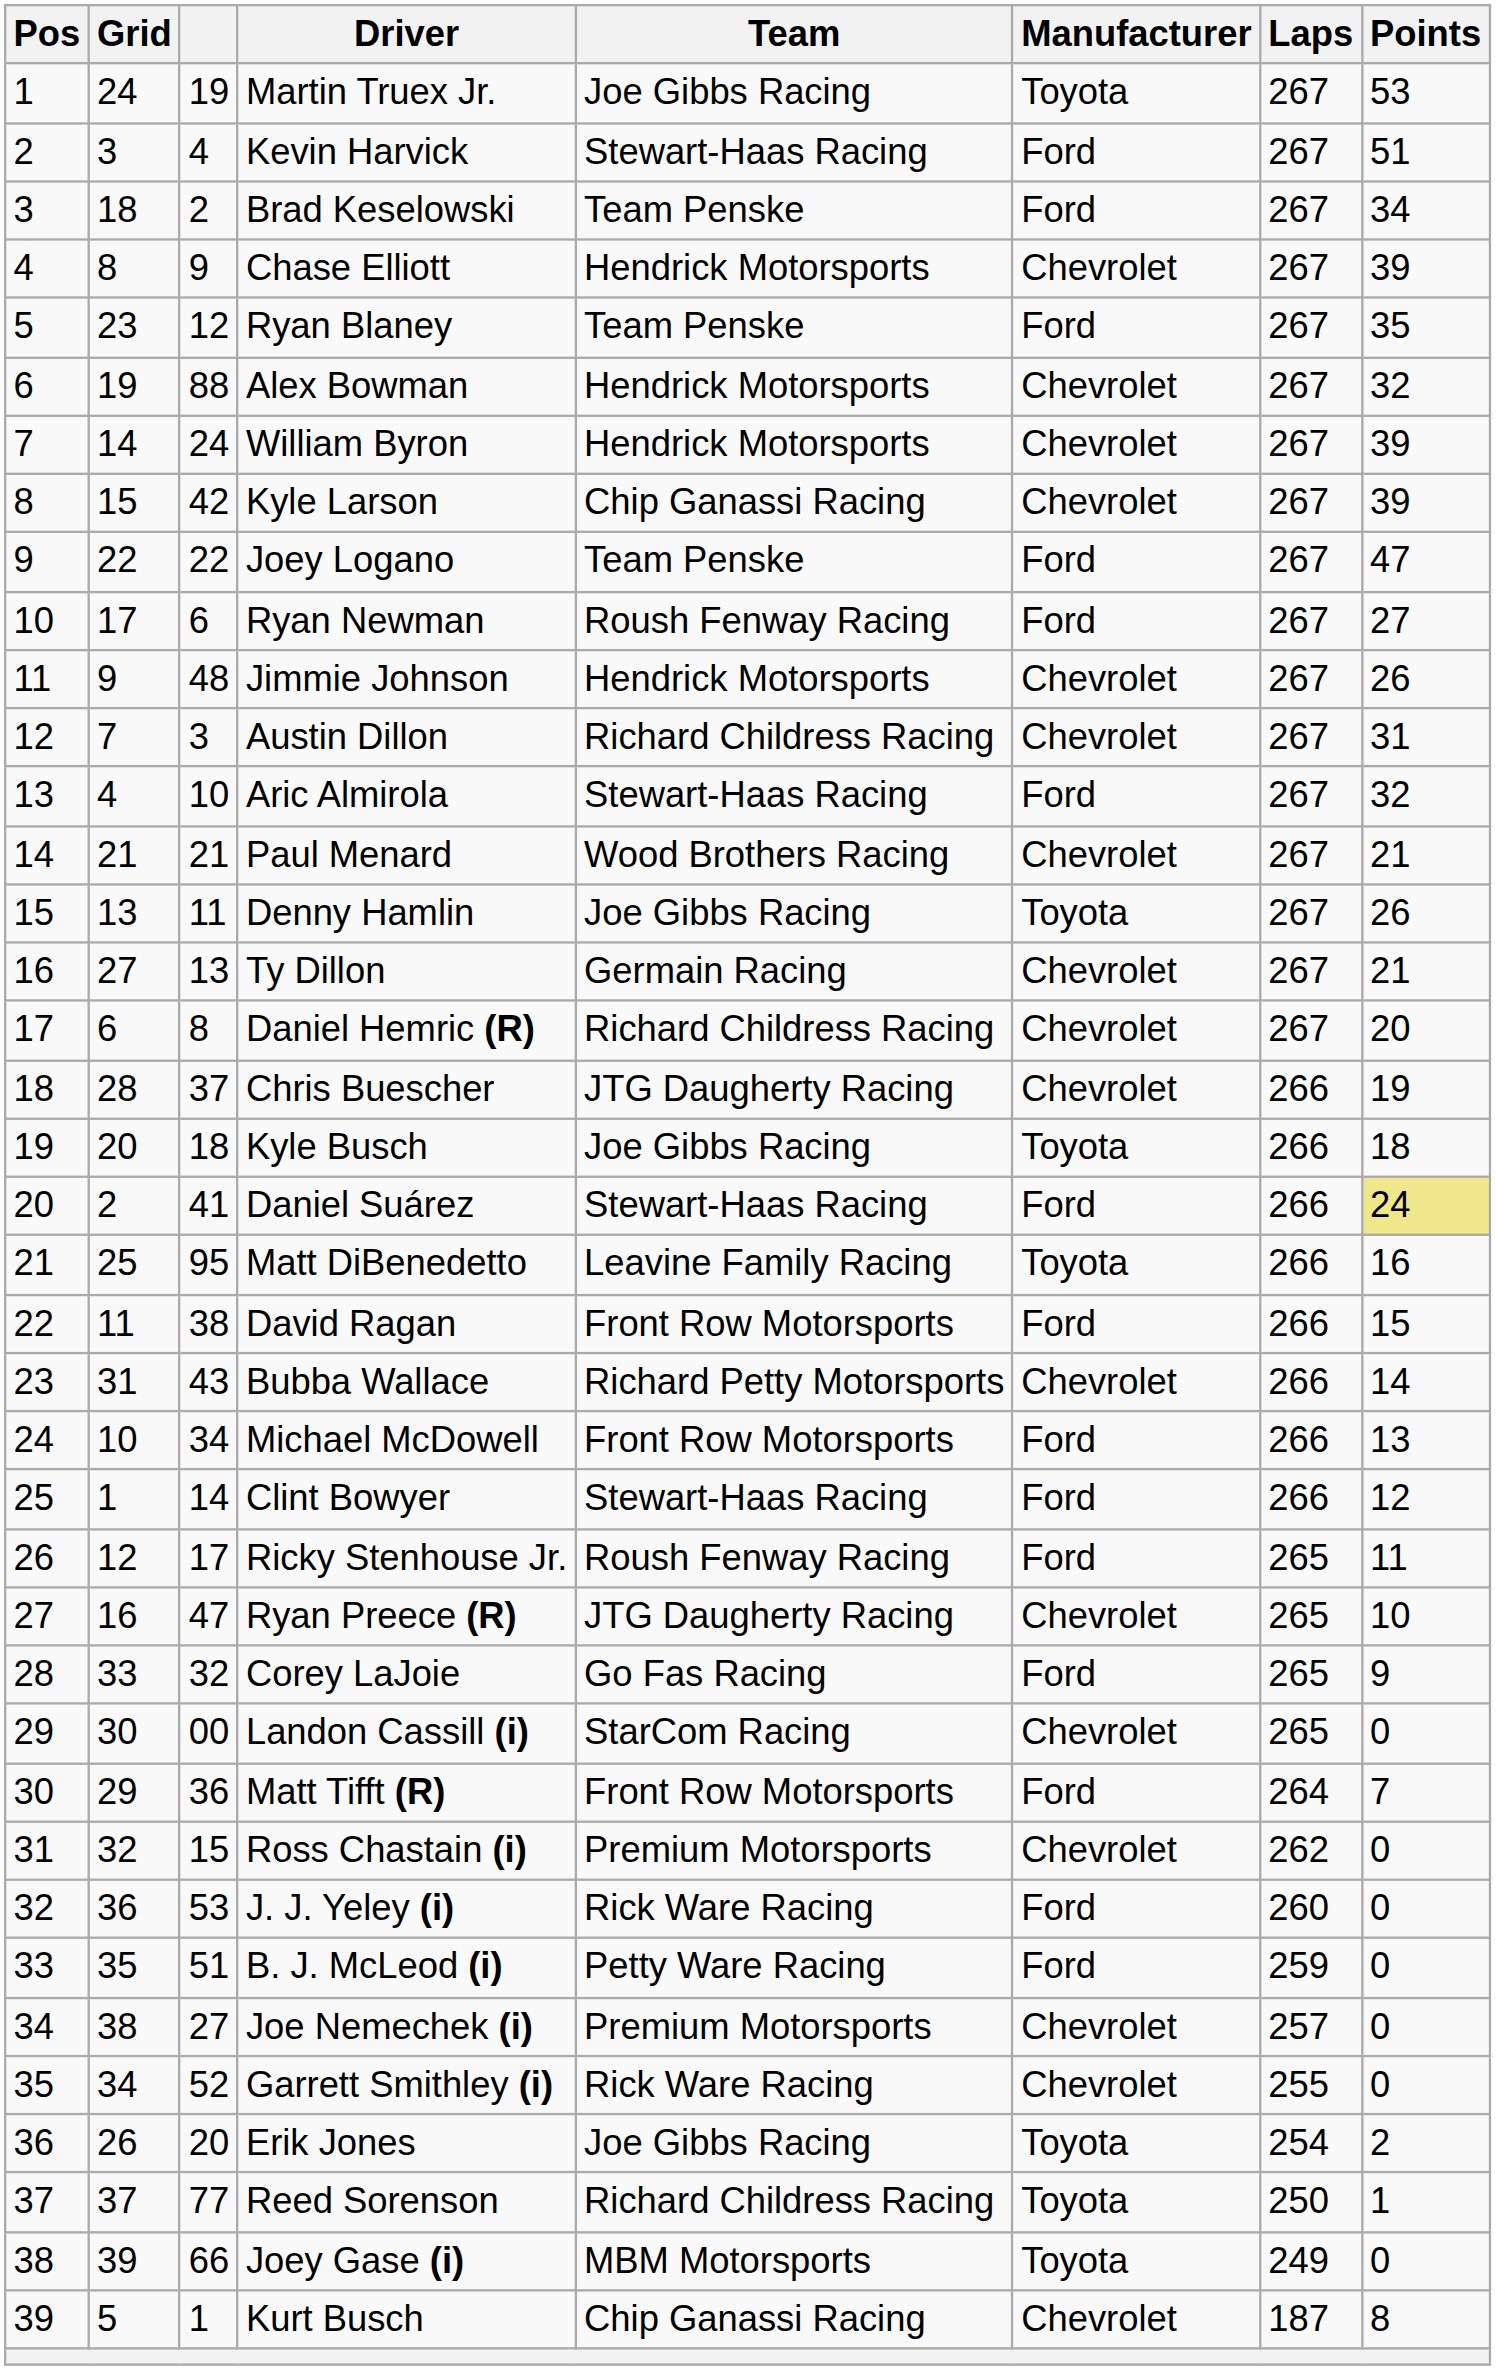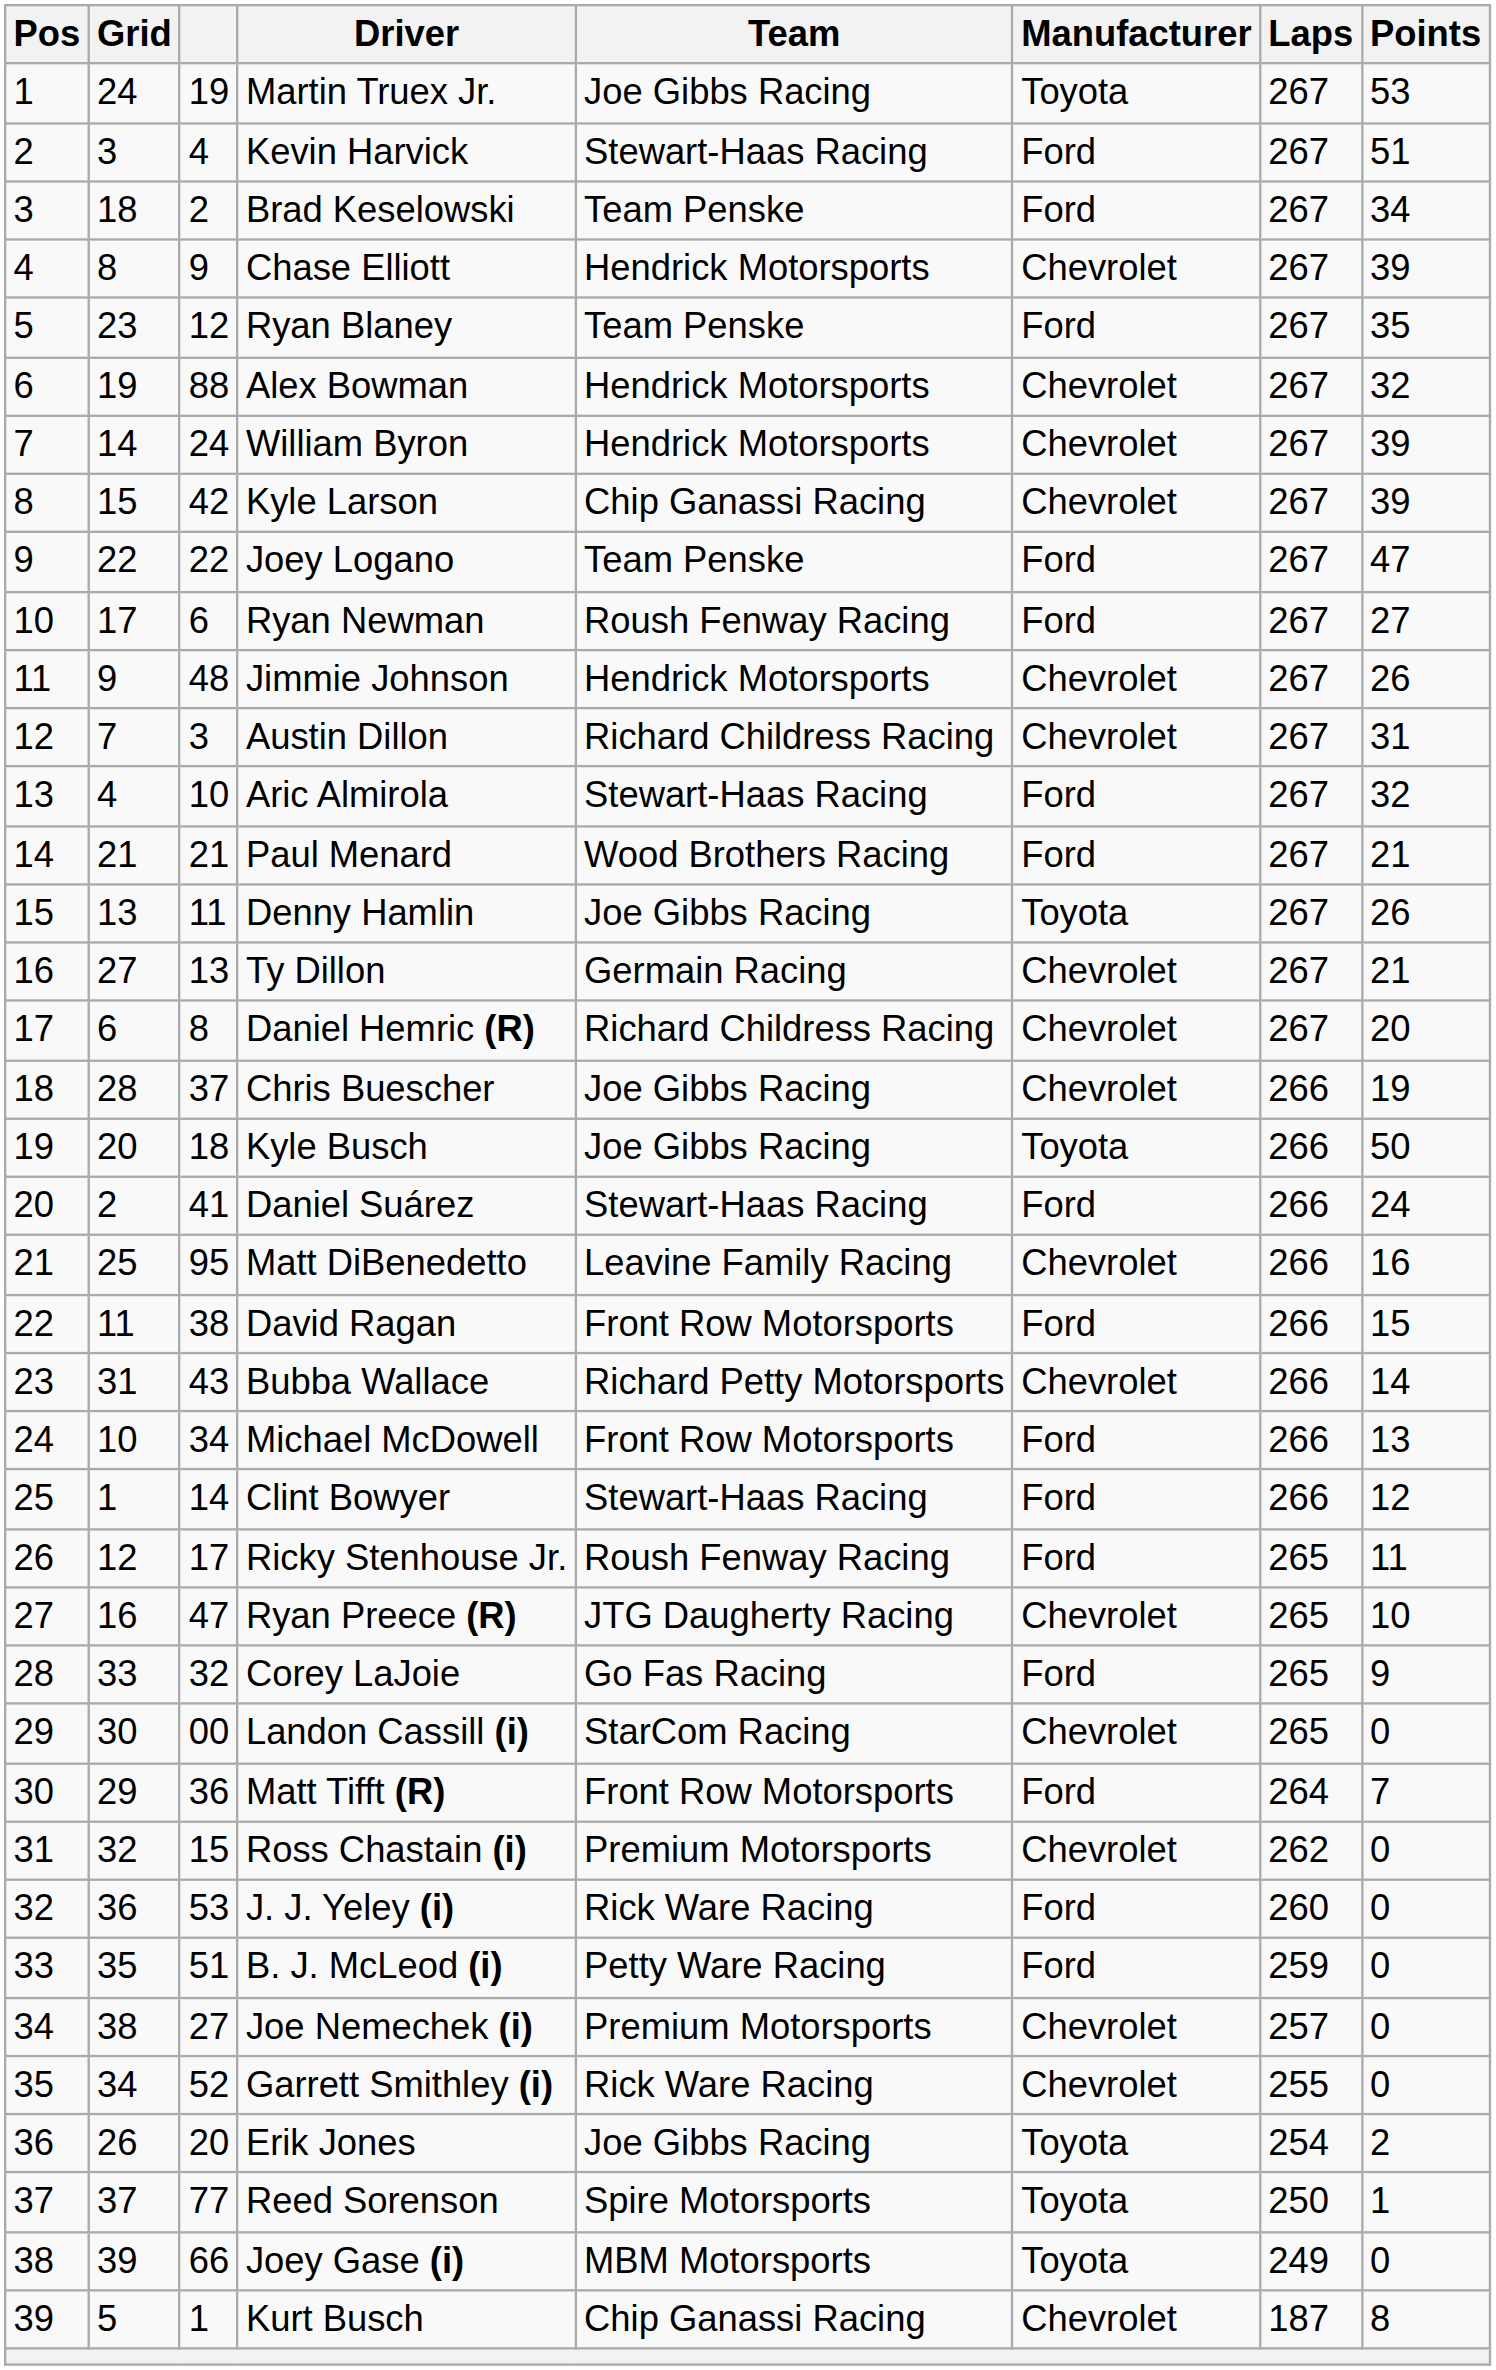(1099, 853) Chevrolet -> (1059, 853) Ford
(769, 1087) JTG Daugherty Racing -> (728, 1087) Joe Gibbs Racing
(1390, 1146) 18 -> (1390, 1146) 50
(1390, 1205) khaki background -> (1390, 1205) no background
(1075, 1263) Toyota -> (1099, 1263) Chevrolet
(789, 2200) Richard Childress Racing -> (728, 2200) Spire Motorsports
